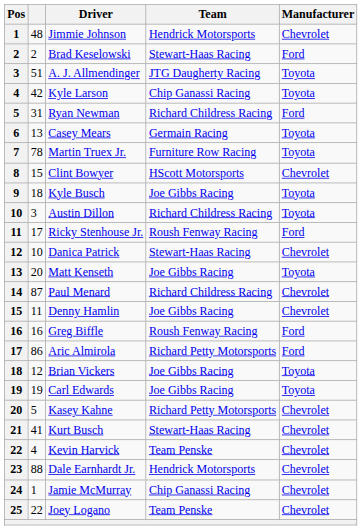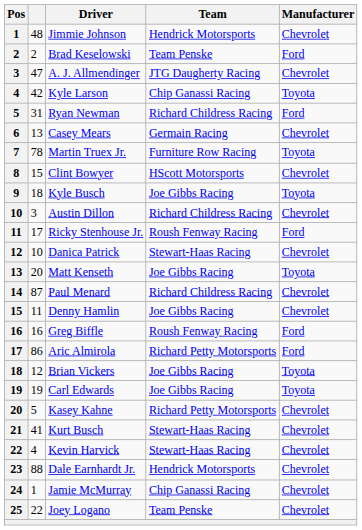(200, 54) Stewart-Haas Racing -> (181, 54) Team Penske
(37, 73) 51 -> (37, 73) 47
(298, 73) Toyota -> (305, 73) Chevrolet
(298, 133) Toyota -> (305, 133) Chevrolet
(298, 212) Toyota -> (305, 212) Chevrolet
(181, 450) Team Penske -> (200, 450) Stewart-Haas Racing
